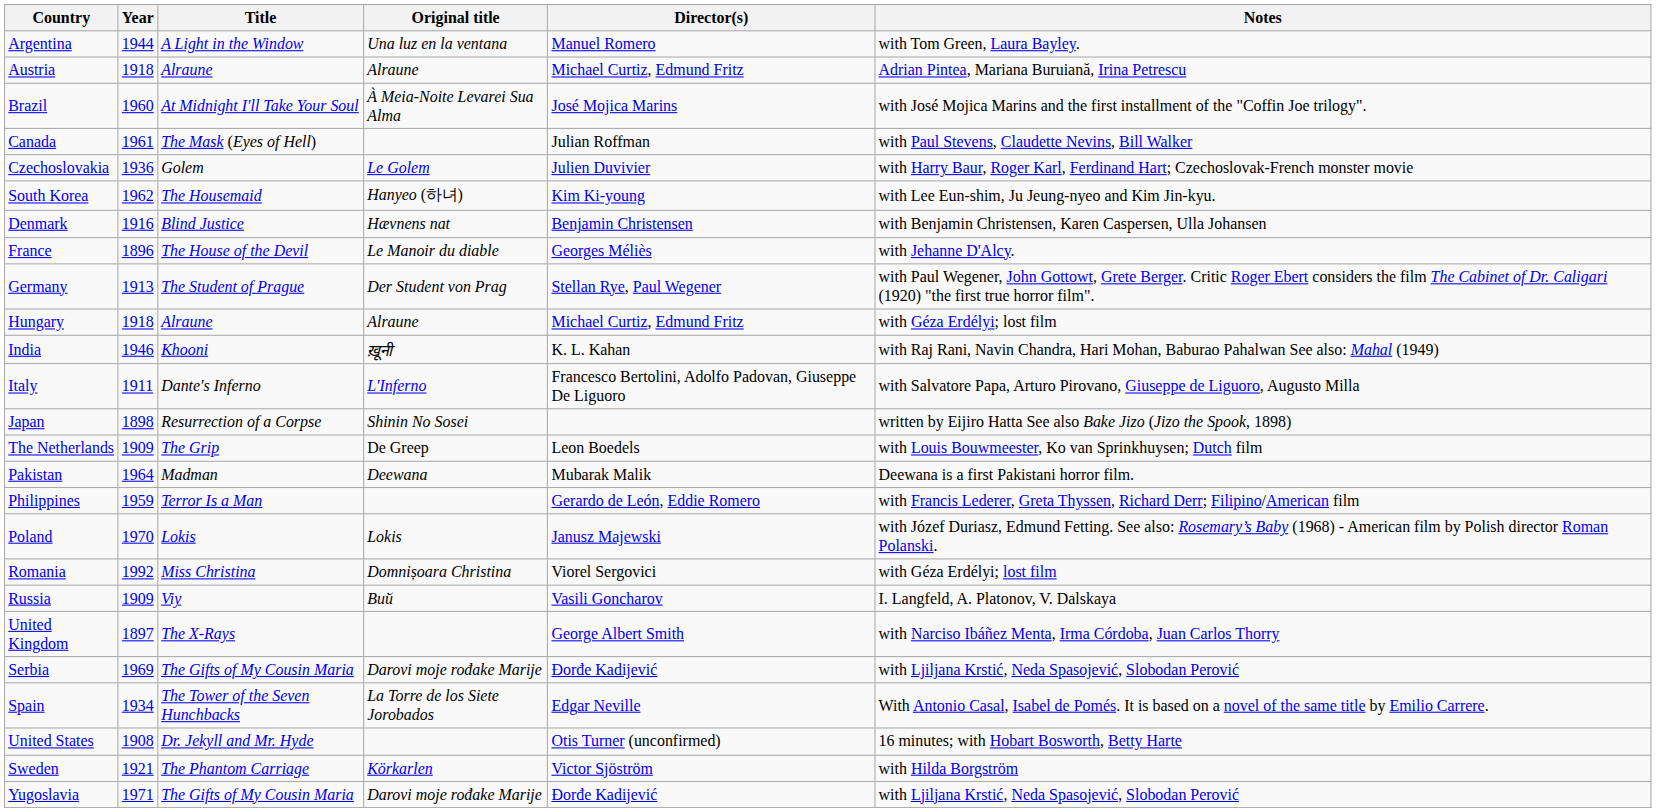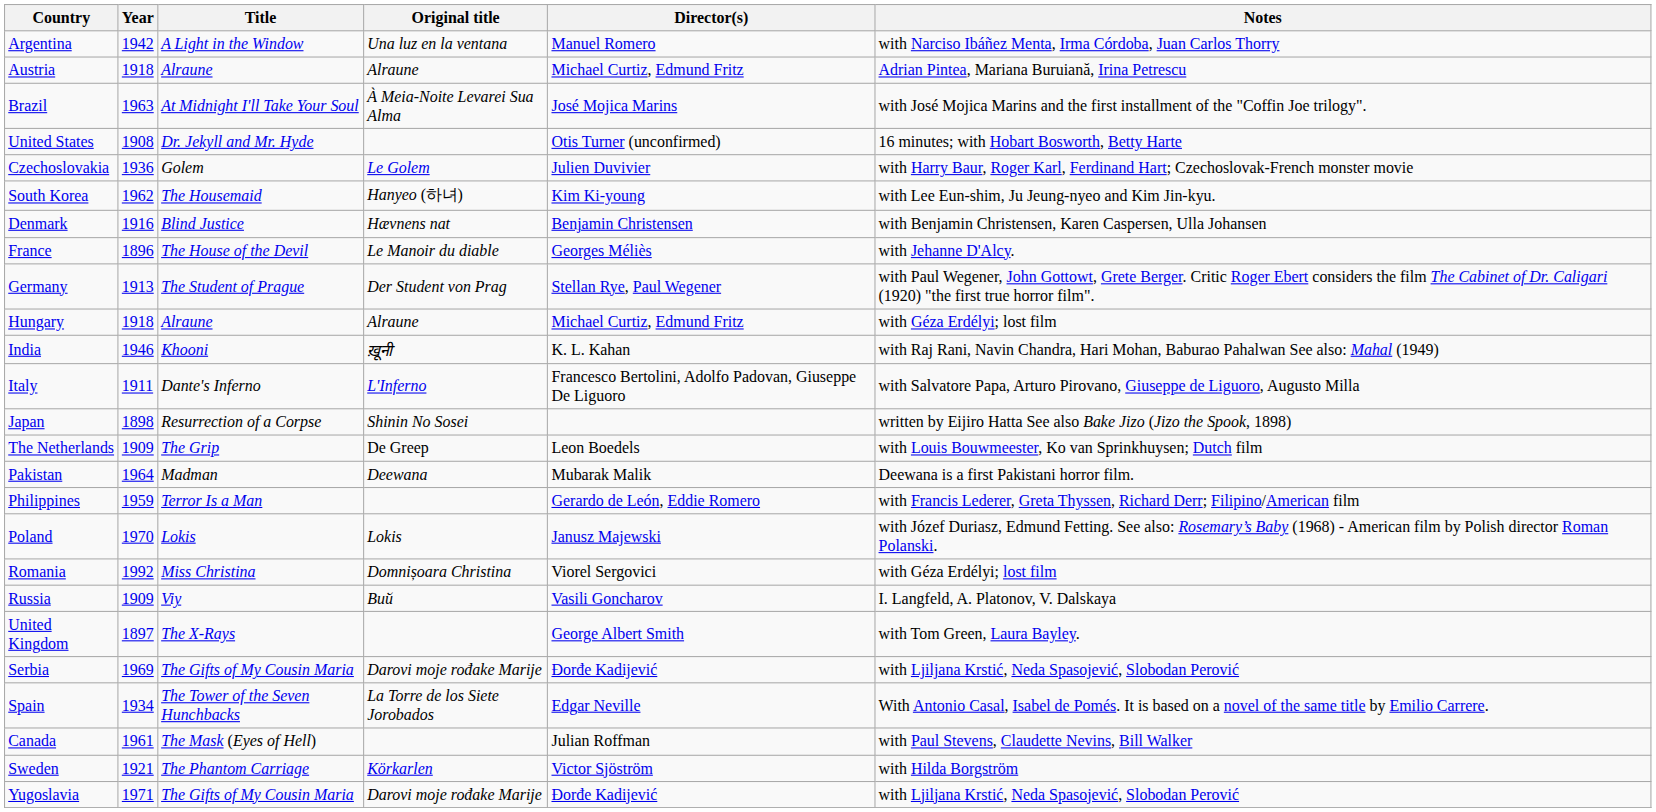(138, 44) 1944 -> (138, 44) 1942
(979, 44) with Tom Green, Laura Bayley. -> (1079, 44) with Narciso Ibáñez Menta, Irma Córdoba, Juan Carlos Thorry
(138, 106) 1960 -> (138, 106) 1963
rows swapped: (32, 142) <-> (51, 741)
(1079, 634) with Narciso Ibáñez Menta, Irma Córdoba, Juan Carlos Thorry -> (979, 634) with Tom Green, Laura Bayley.
